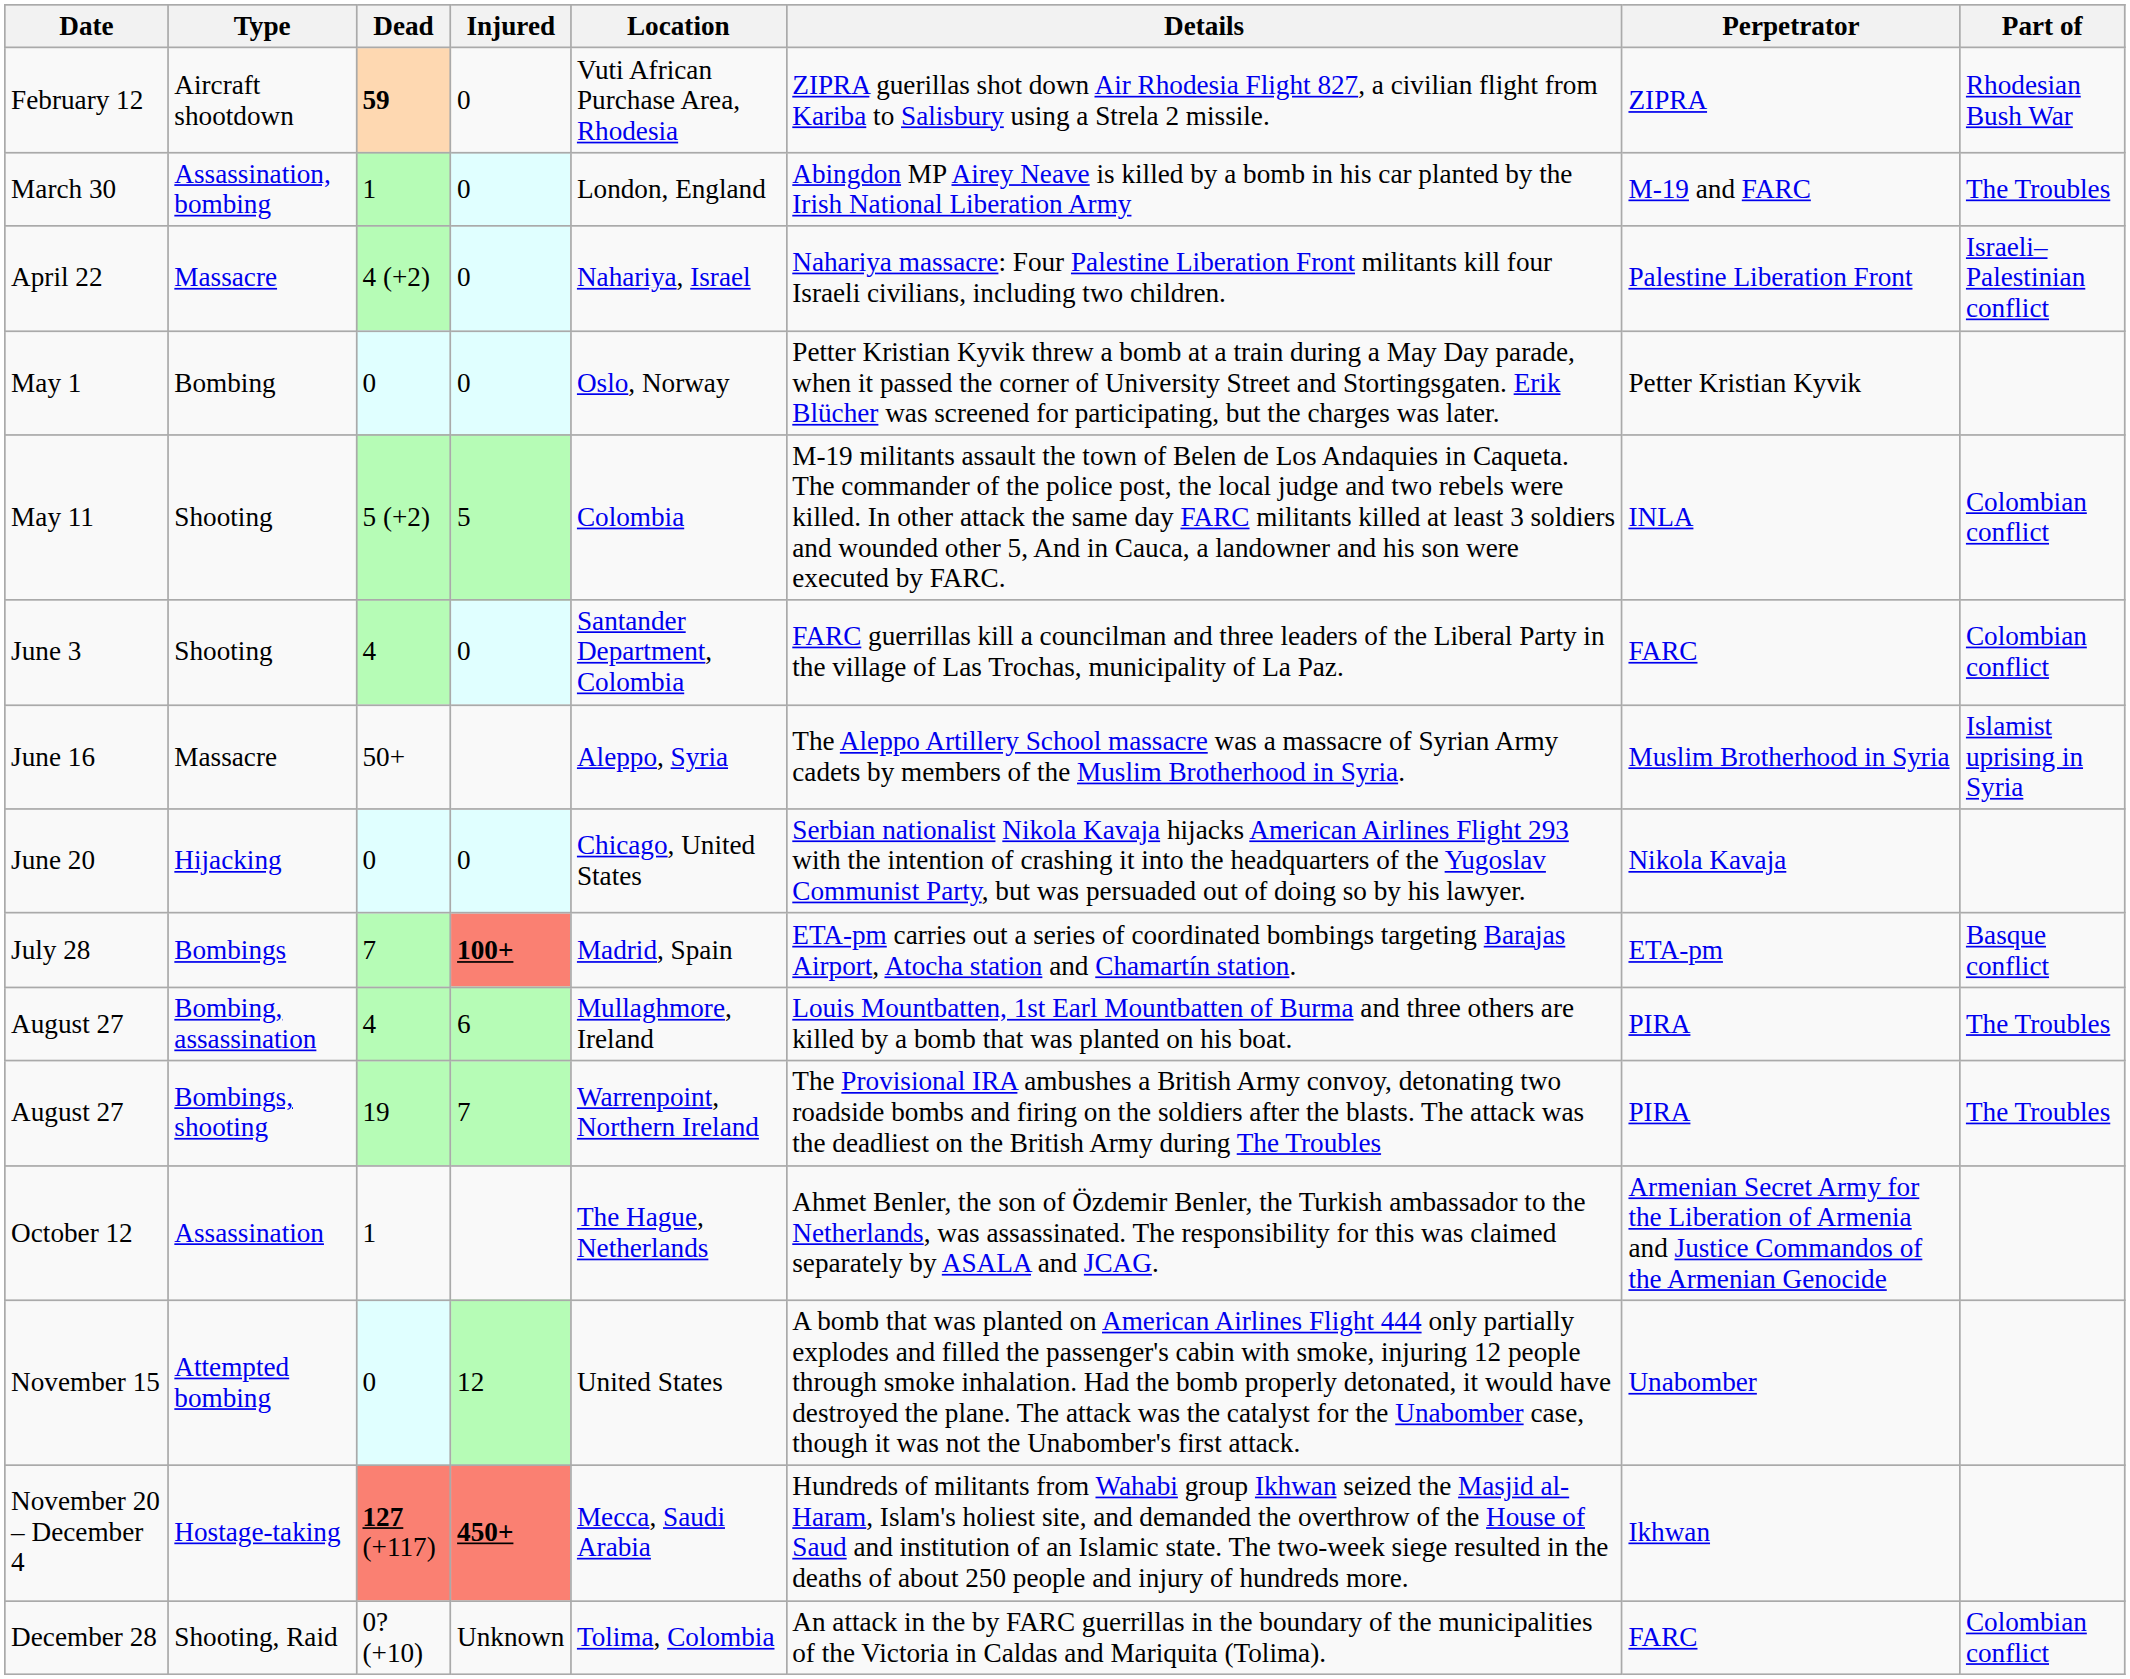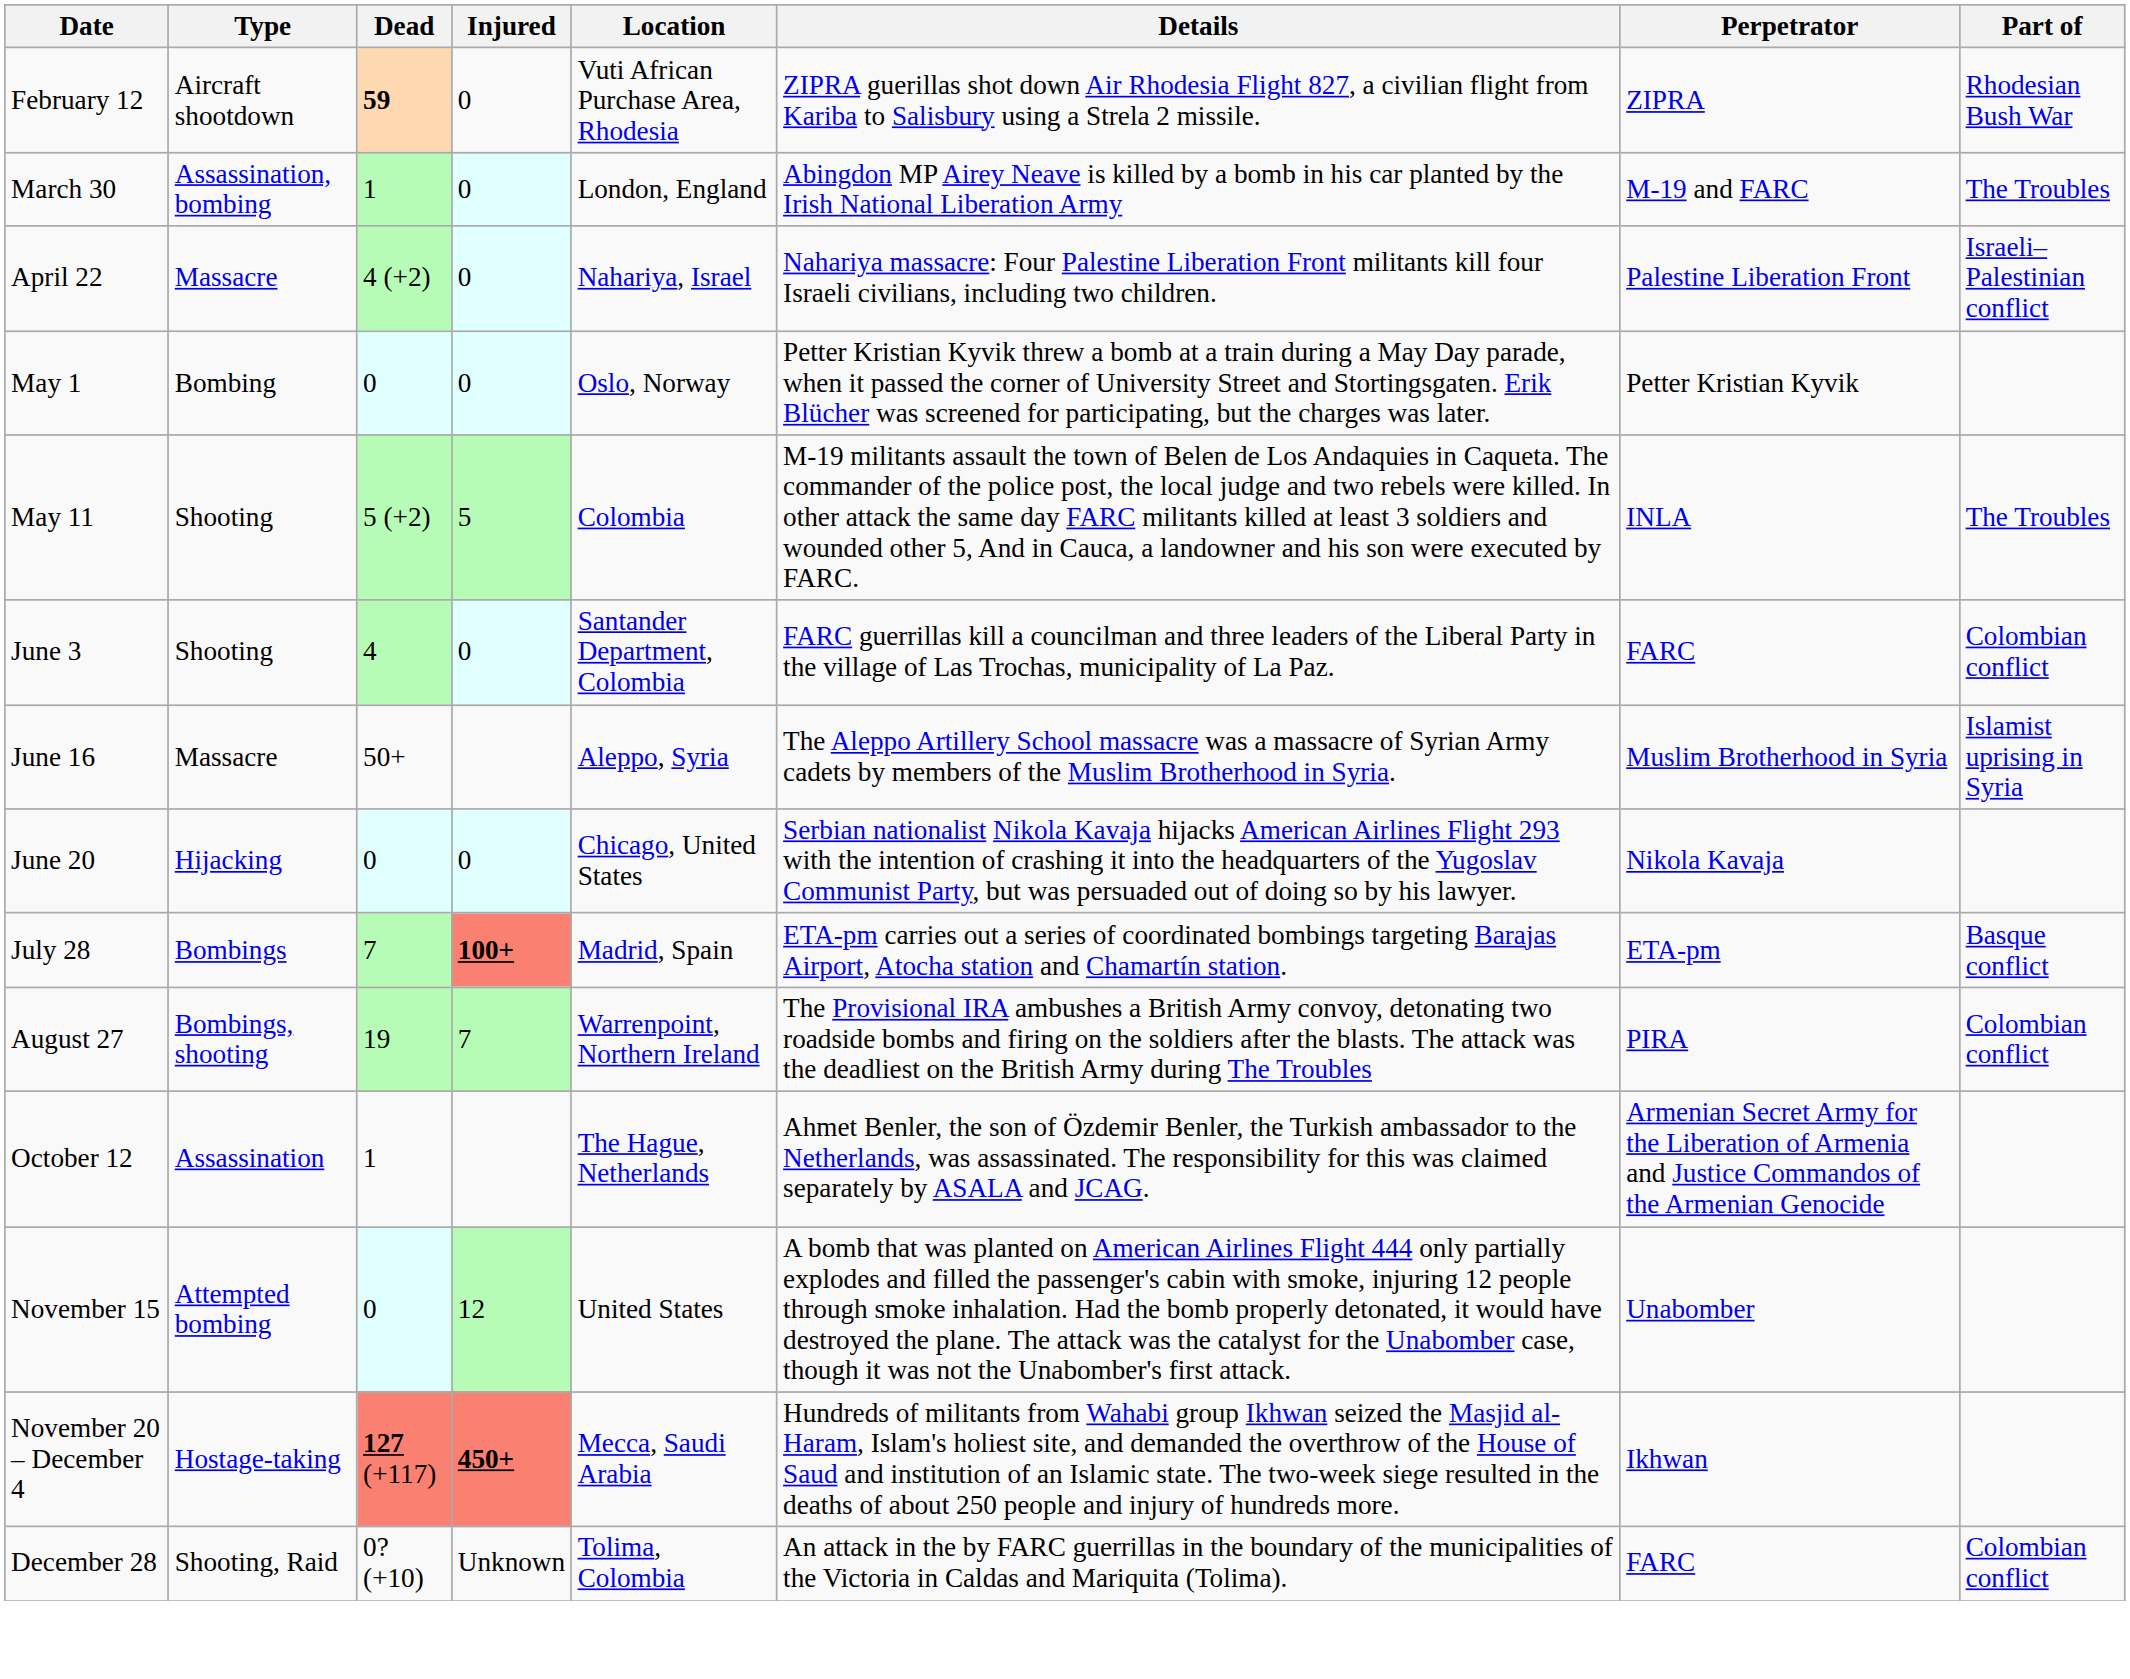(2026, 517) Colombian conflict -> (2038, 517) The Troubles
- row: (67, 1023)
(2038, 1112) The Troubles -> (2026, 1038) Colombian conflict
